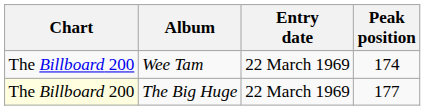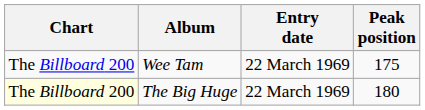(387, 64) 174 -> (387, 64) 175
(387, 91) 177 -> (387, 91) 180
